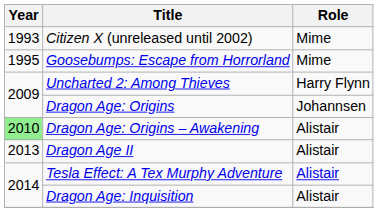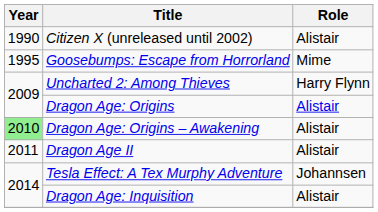(24, 38) 1993 -> (24, 38) 1990
(314, 38) Mime -> (318, 38) Alistair
(331, 106) Johannsen -> (318, 106) Alistair
(24, 151) 2013 -> (23, 151) 2011
(318, 173) Alistair -> (331, 173) Johannsen
